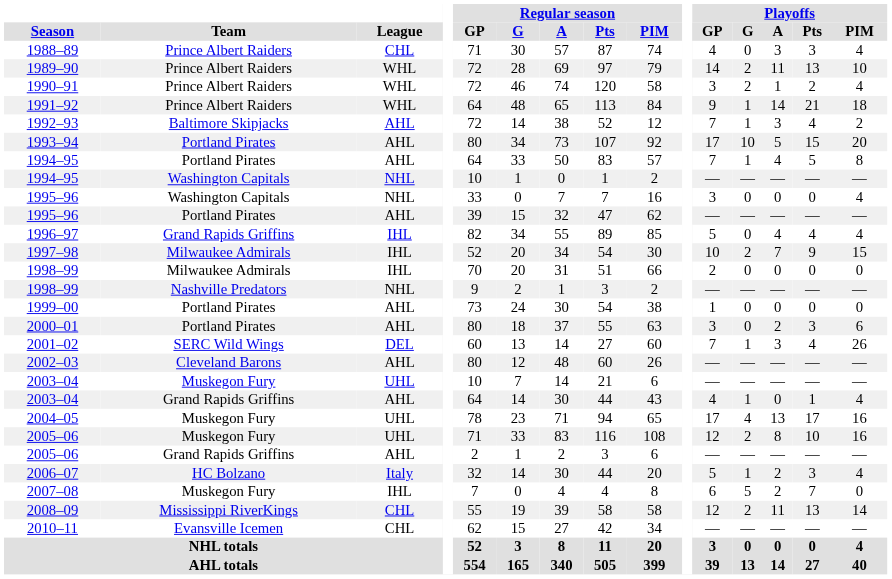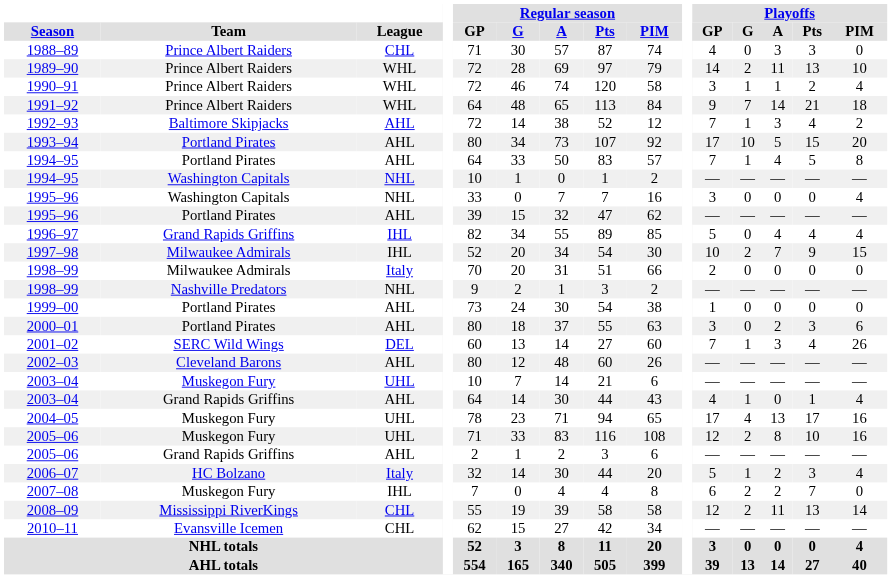(859, 50) 4 -> (859, 50) 0
(748, 86) 2 -> (748, 86) 1
(748, 105) 1 -> (748, 105) 7
(400, 270) IHL -> (400, 270) Italy
(748, 491) 5 -> (748, 491) 2
